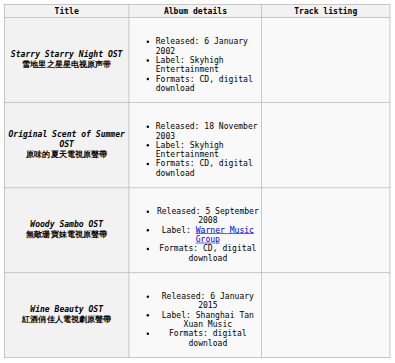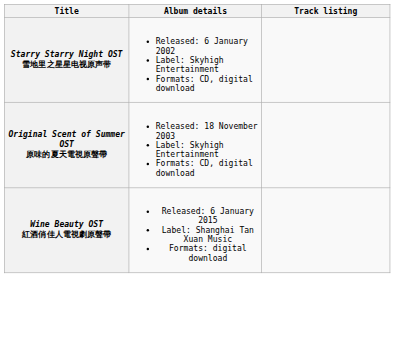- row: (67, 229)
